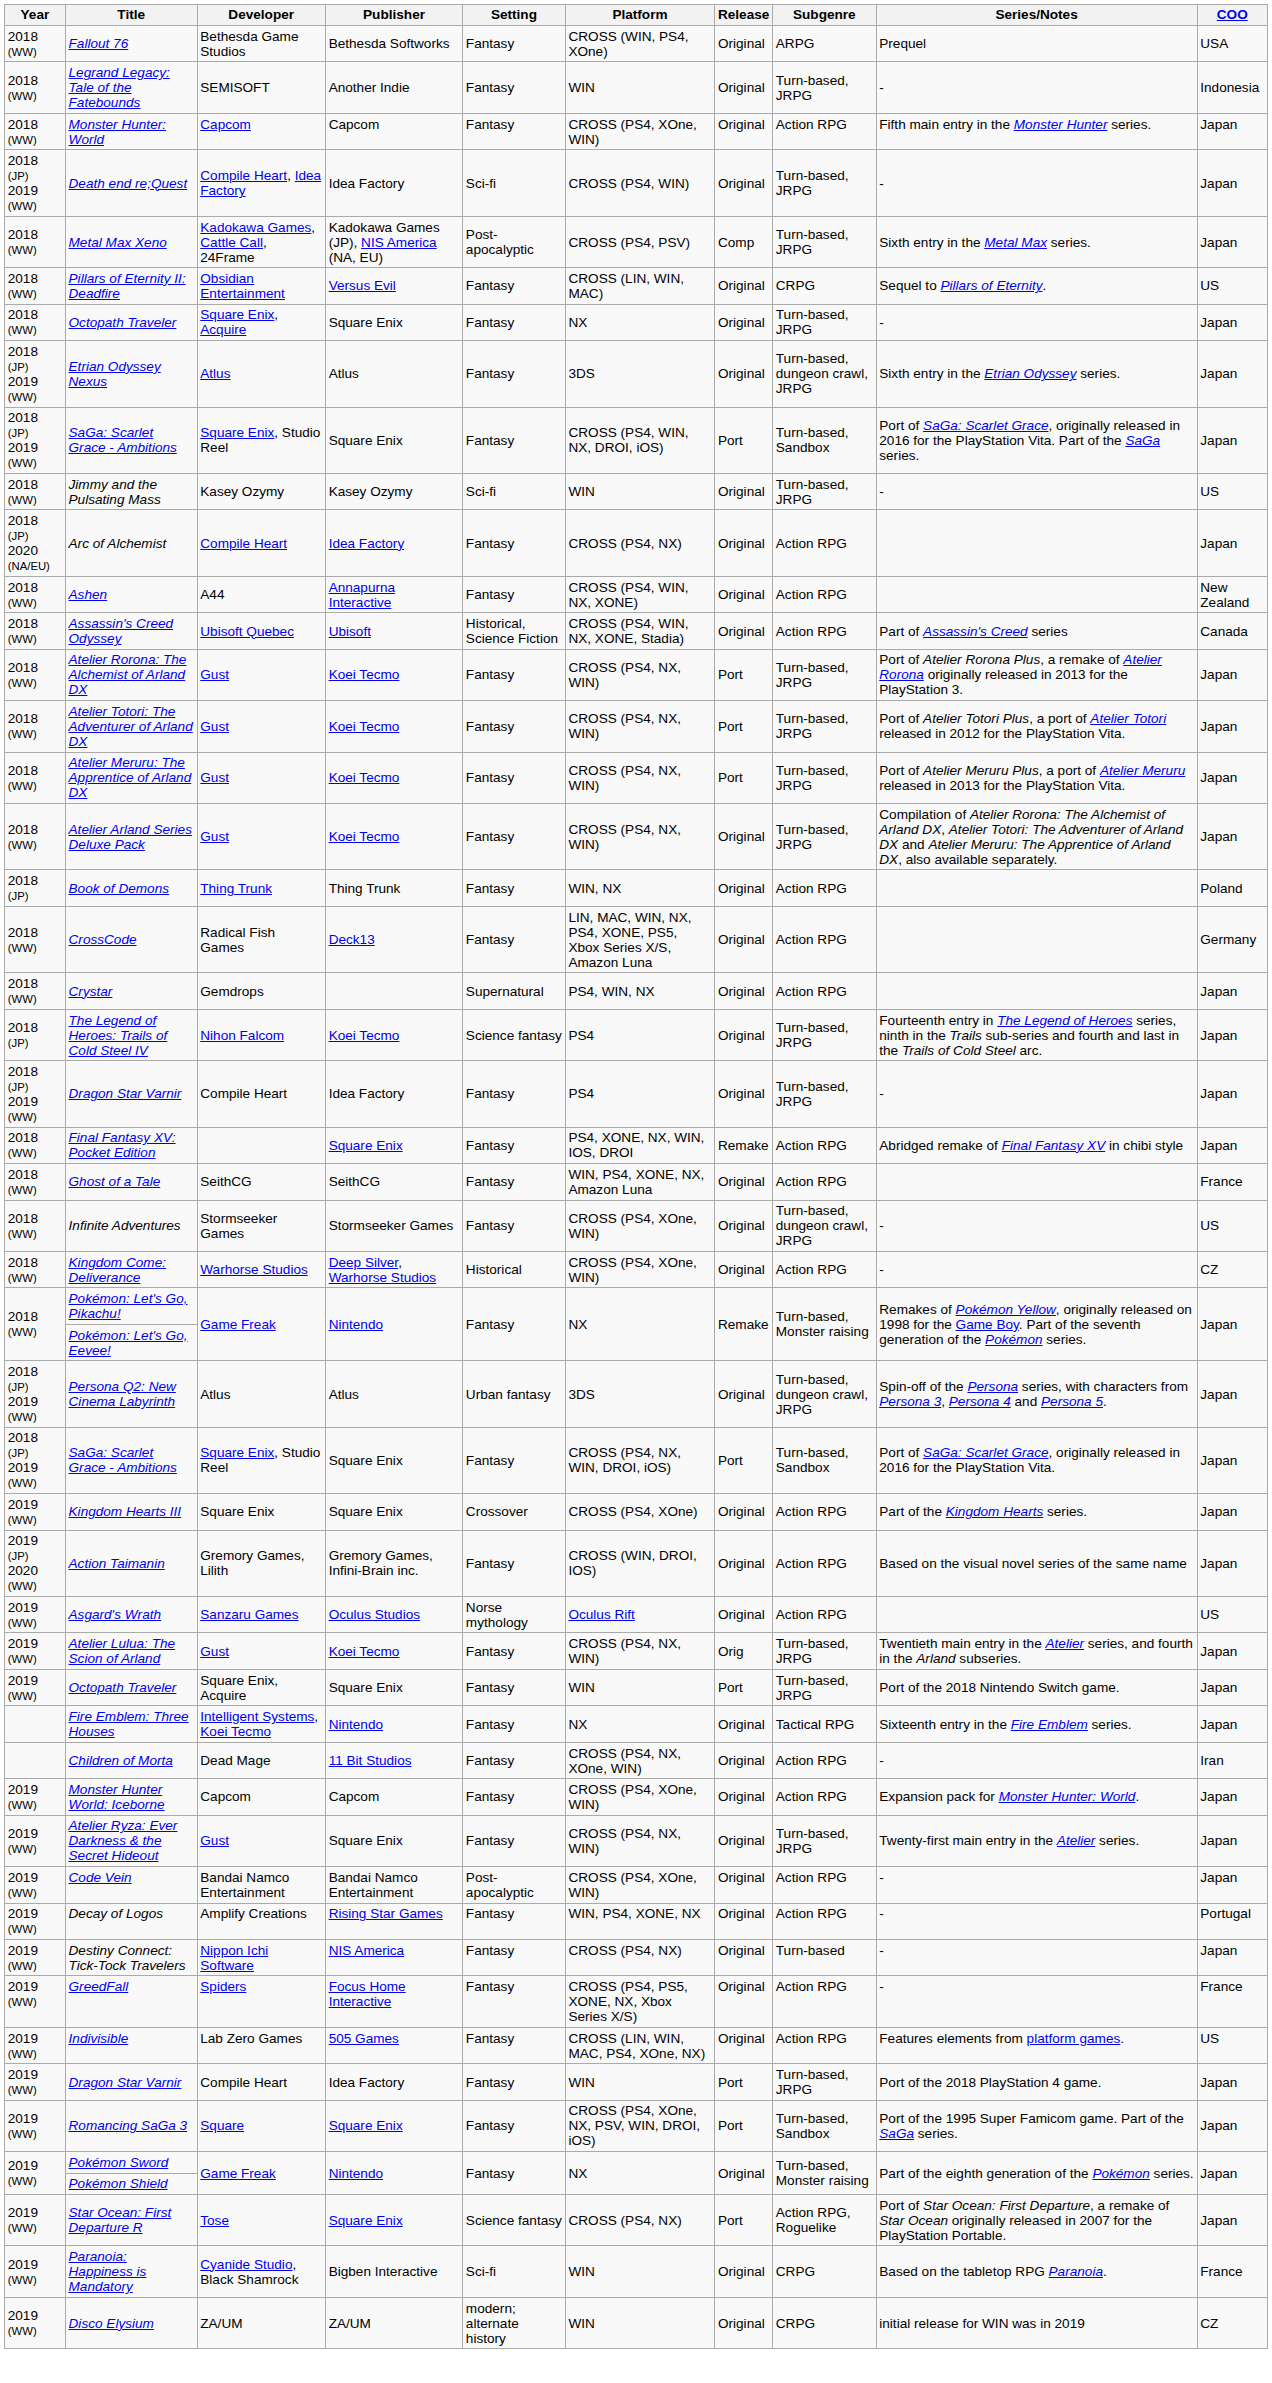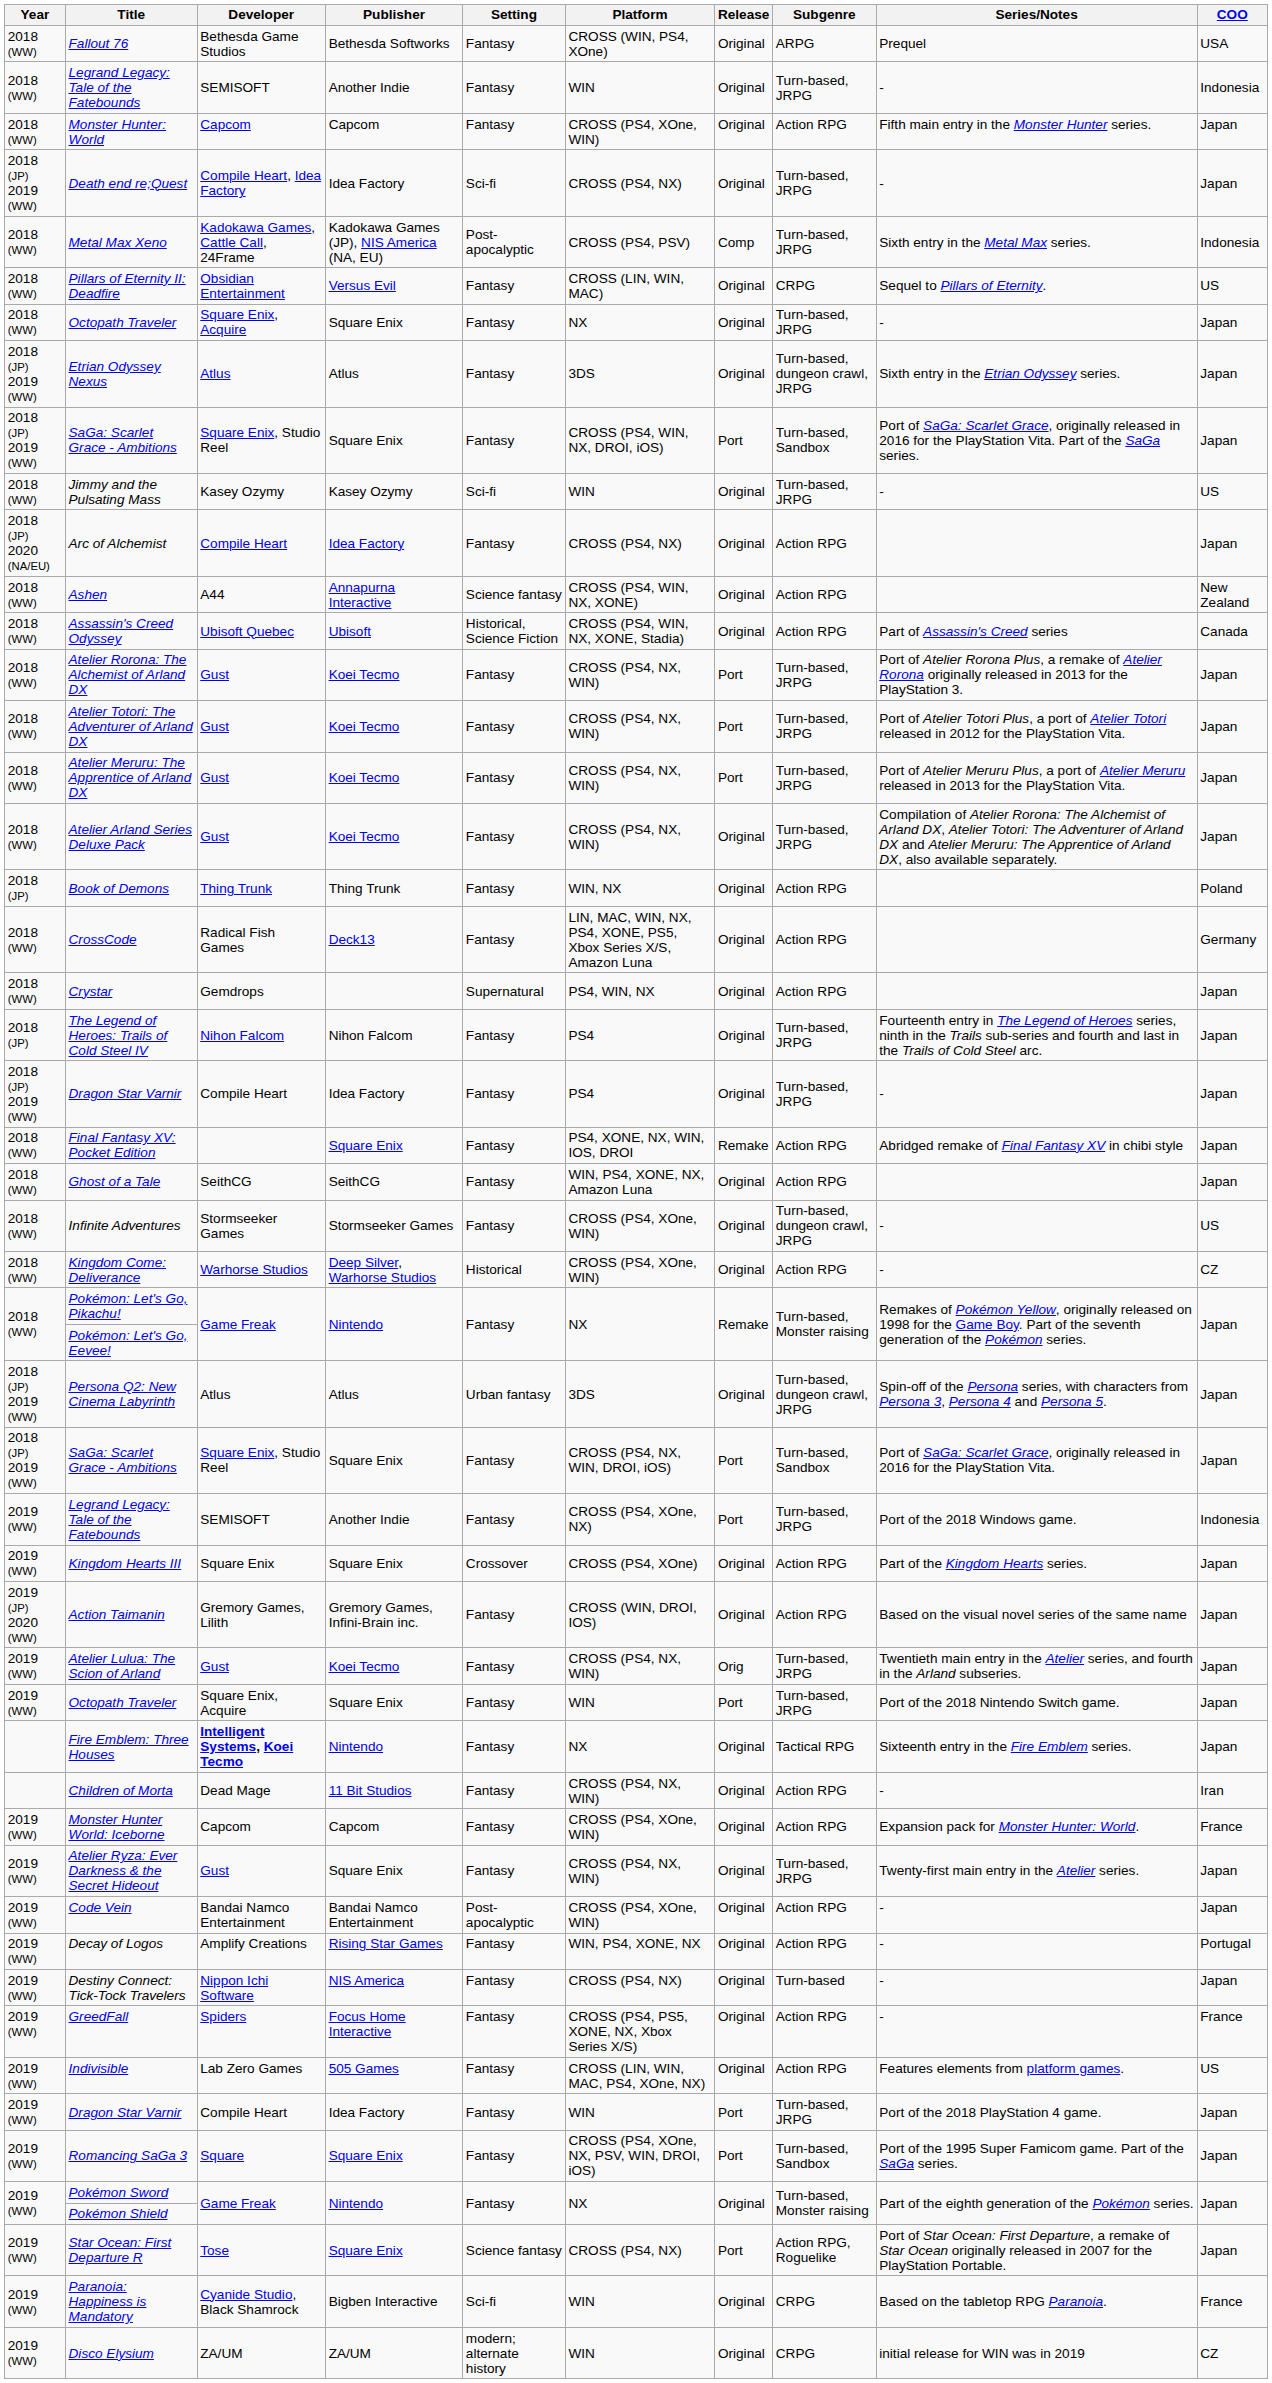(629, 183) CROSS (PS4, WIN) -> (625, 183) CROSS (PS4, NX)
(1219, 242) Japan -> (1230, 242) Indonesia
(490, 595) Fantasy -> (514, 595) Science fantasy
(364, 1035) Koei Tecmo -> (371, 1035) Nihon Falcom
(514, 1035) Science fantasy -> (490, 1035) Fantasy
(1221, 1182) France -> (1219, 1182) Japan
+ row: (23, 1519)
- row: (23, 1614)
(259, 1724) normal -> (247, 1747) bold
(625, 1760) CROSS (PS4, NX, XOne, WIN) -> (625, 1790) CROSS (PS4, NX, WIN)
(1219, 1797) Japan -> (1221, 1827) France
